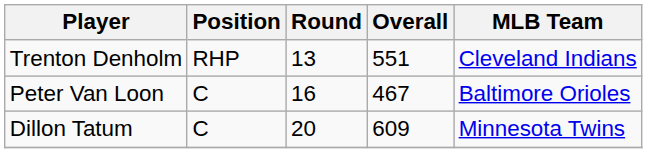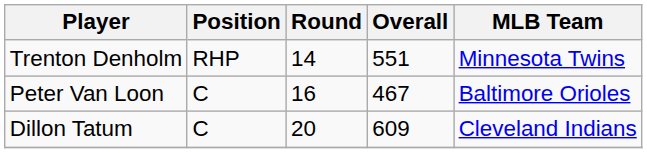(304, 57) 13 -> (304, 57) 14
(548, 57) Cleveland Indians -> (542, 57) Minnesota Twins
(542, 128) Minnesota Twins -> (548, 128) Cleveland Indians
